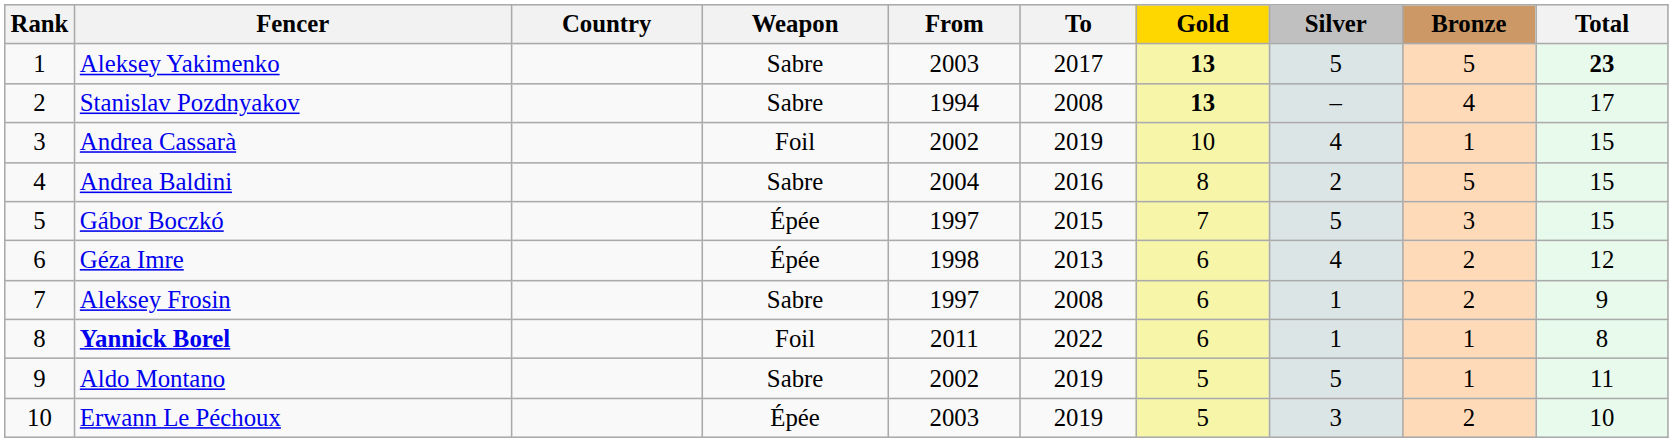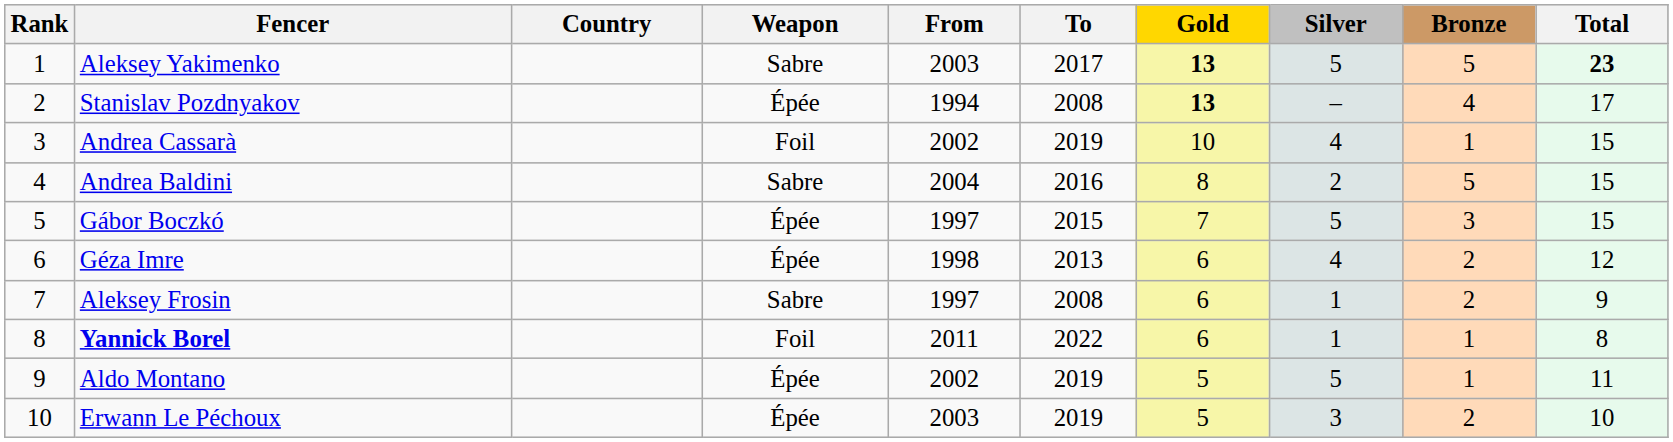(795, 102) Sabre -> (795, 102) Épée
(795, 378) Sabre -> (795, 378) Épée
